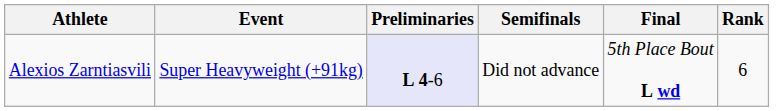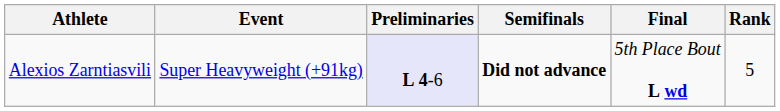(541, 70) normal -> (544, 70) bold
(743, 70) 6 -> (750, 70) 5
